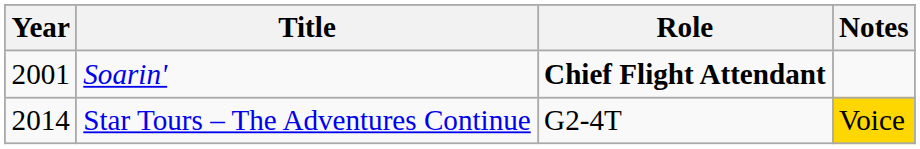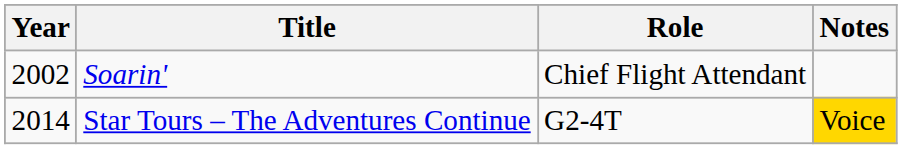(41, 73) 2001 -> (41, 73) 2002
(685, 73) bold -> (675, 73) normal
